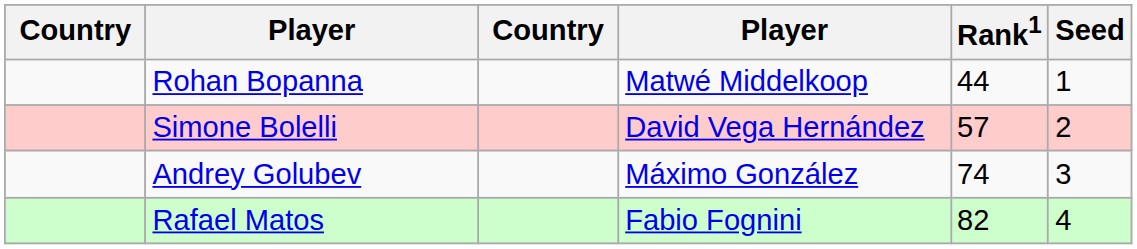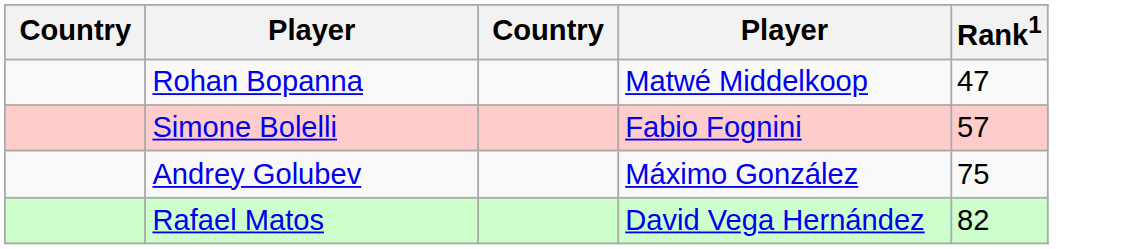- column: (1090, 31)
(973, 81) 44 -> (973, 81) 47
(775, 127) David Vega Hernández -> (713, 127) Fabio Fognini
(973, 174) 74 -> (973, 174) 75
(713, 220) Fabio Fognini -> (775, 220) David Vega Hernández
